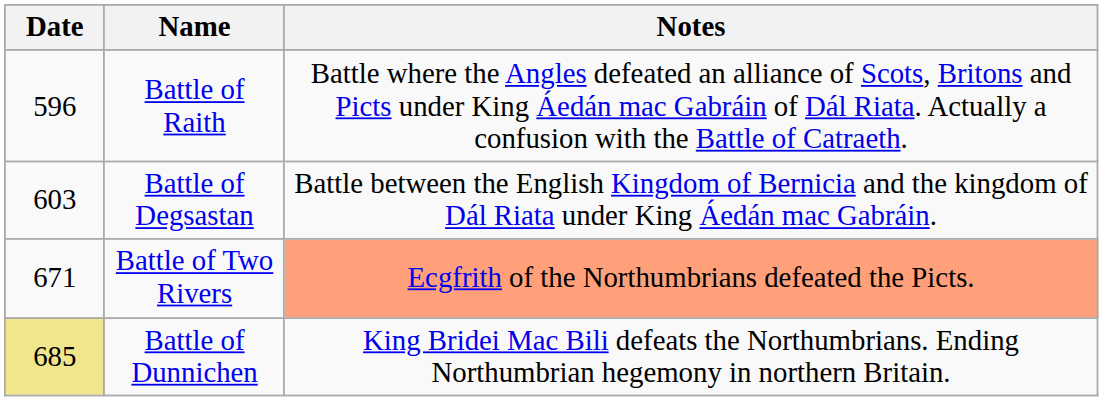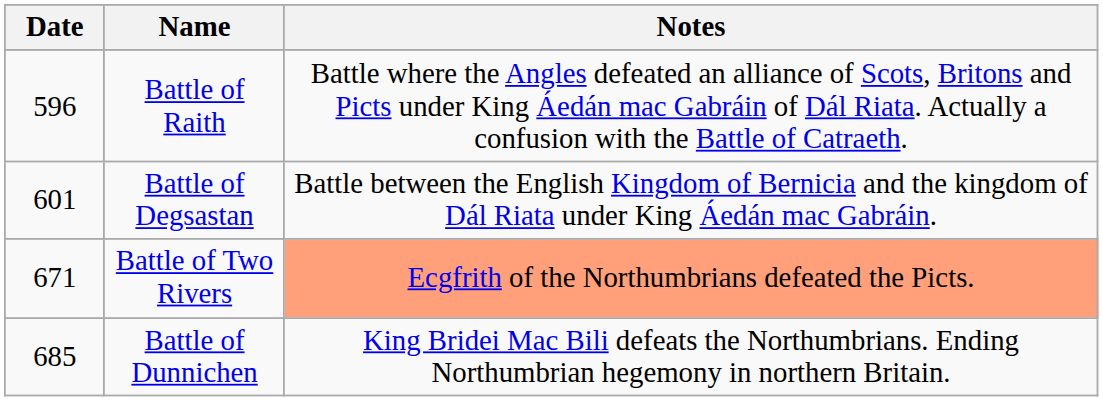(55, 199) 603 -> (55, 199) 601
(55, 355) khaki background -> (55, 355) no background
